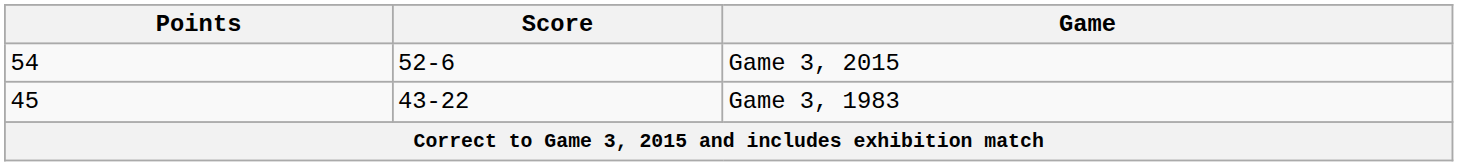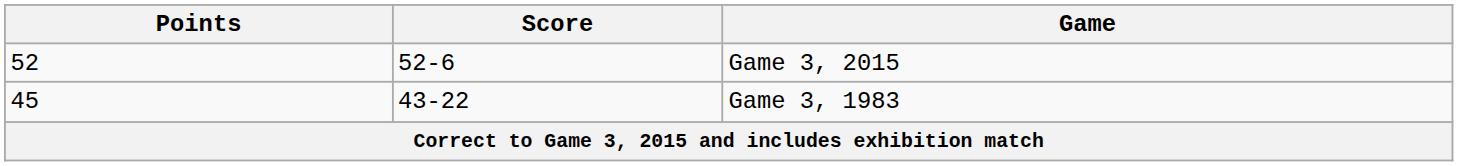(25, 63) 54 -> (25, 63) 52
